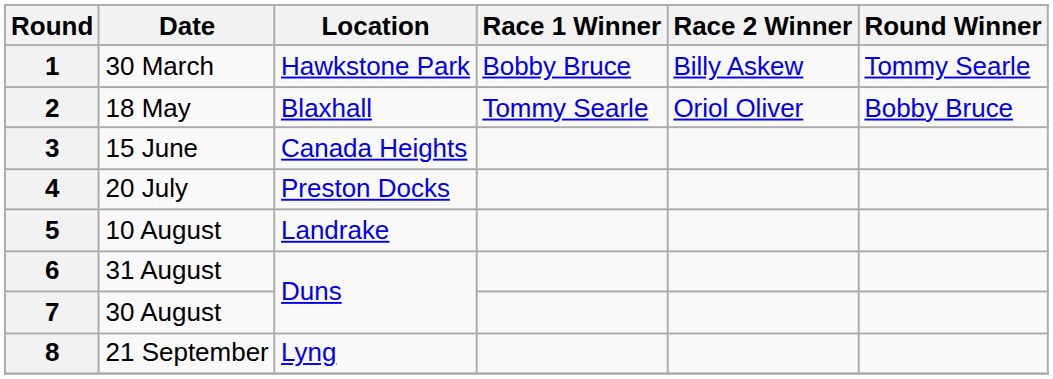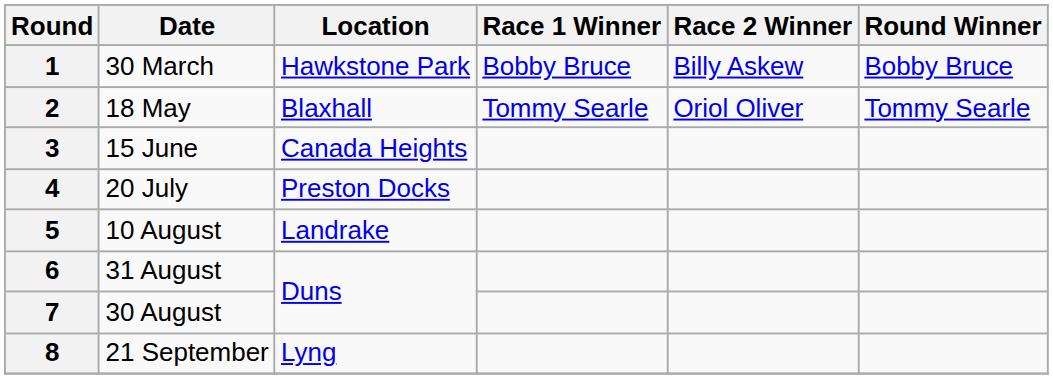(947, 66) Tommy Searle -> (939, 66) Bobby Bruce
(939, 107) Bobby Bruce -> (947, 107) Tommy Searle
